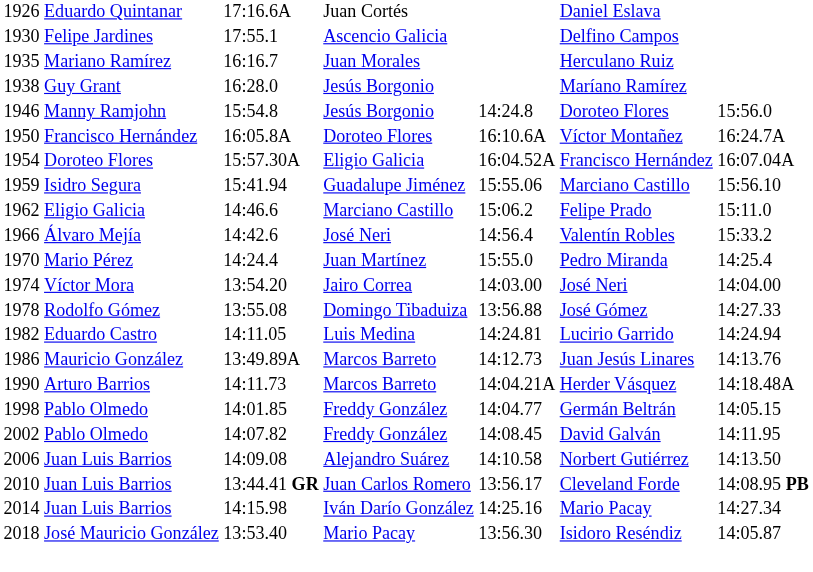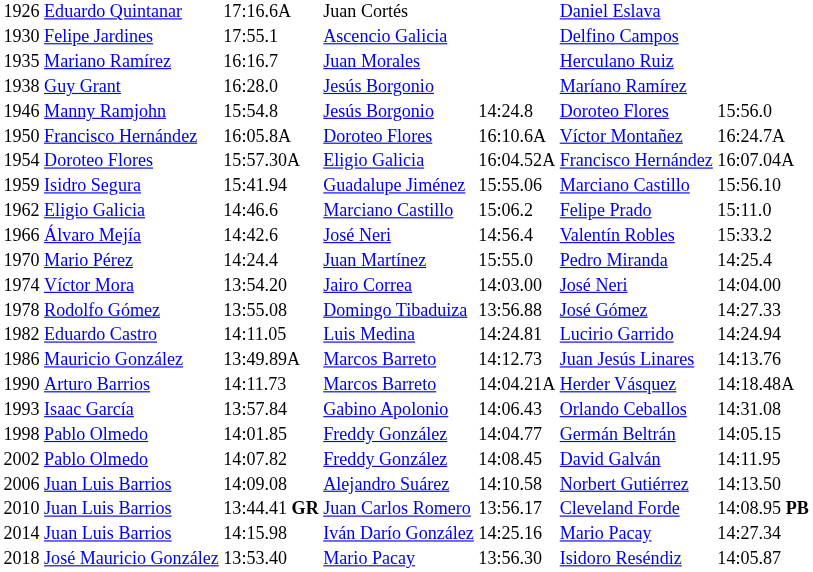+ row: (21, 409)
